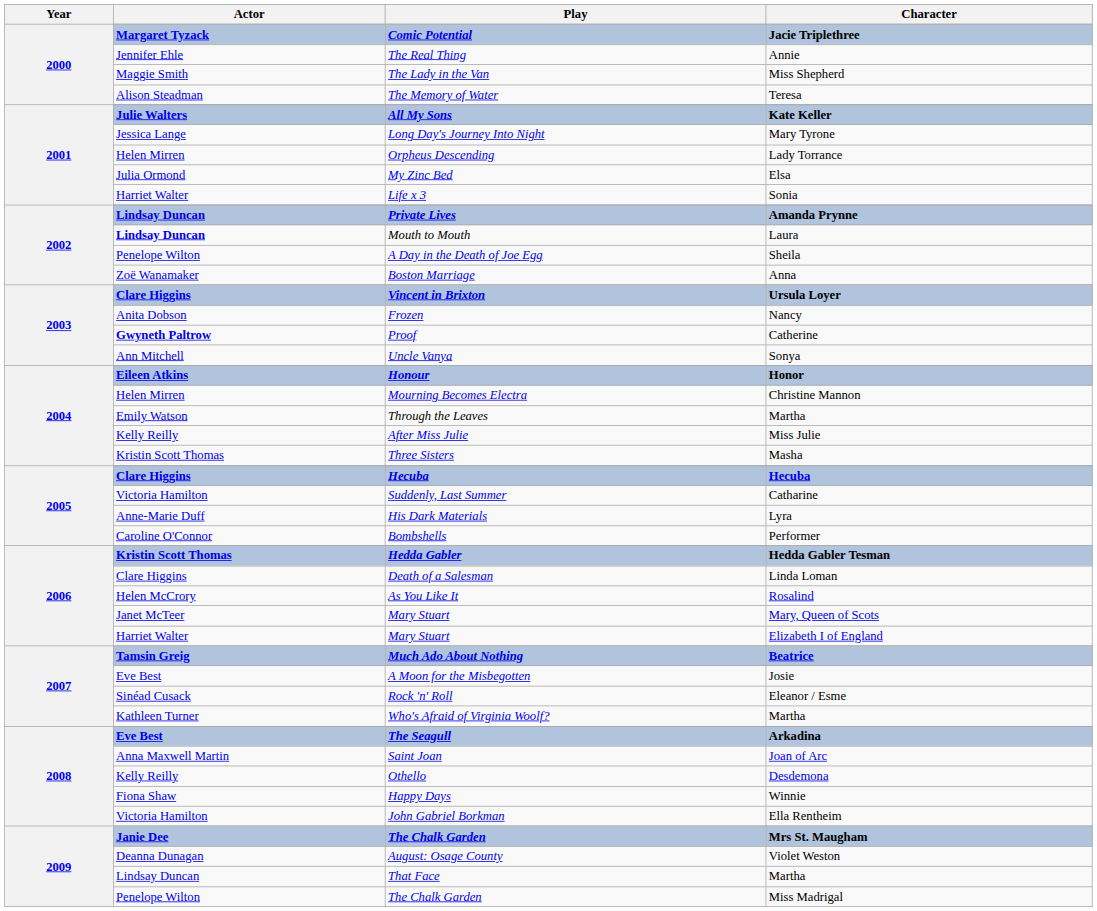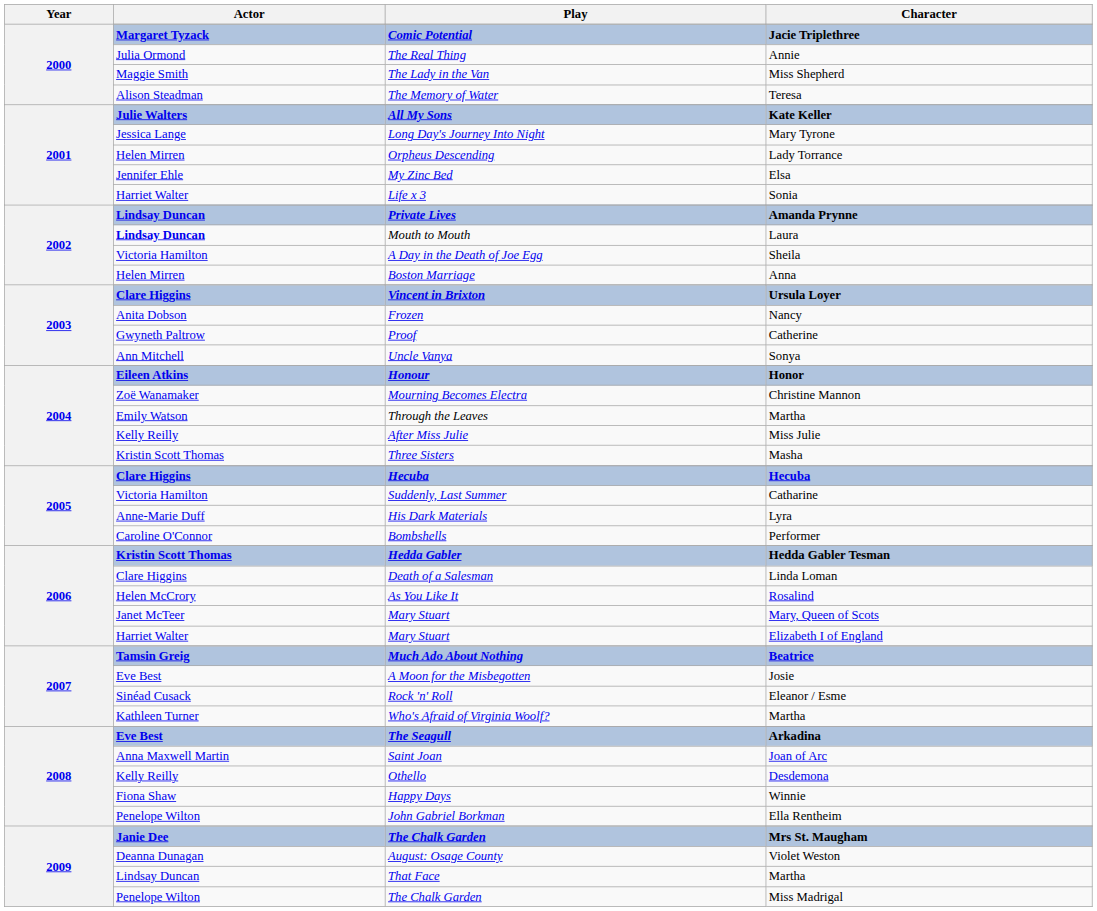(150, 54) Jennifer Ehle -> (151, 54) Julia Ormond
(151, 174) Julia Ormond -> (150, 174) Jennifer Ehle
(158, 255) Penelope Wilton -> (162, 255) Victoria Hamilton
(157, 275) Zoë Wanamaker -> (150, 275) Helen Mirren
(164, 335) bold -> (161, 335) normal
(150, 395) Helen Mirren -> (157, 395) Zoë Wanamaker
(162, 816) Victoria Hamilton -> (158, 816) Penelope Wilton
